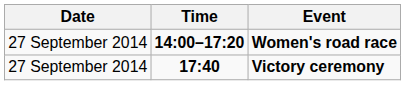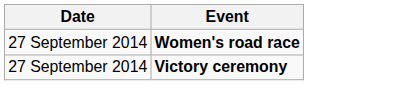- column: (200, 17)
